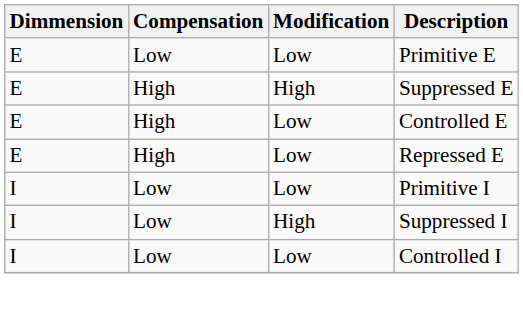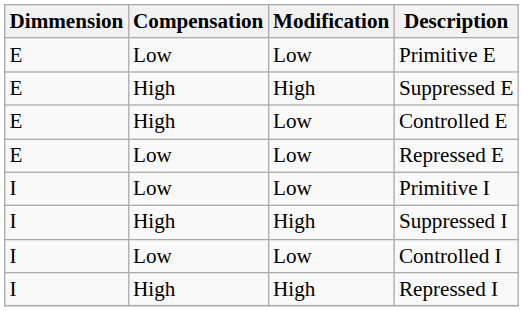(154, 155) High -> (152, 155) Low
(152, 222) Low -> (154, 222) High
+ row: (449, 289)
